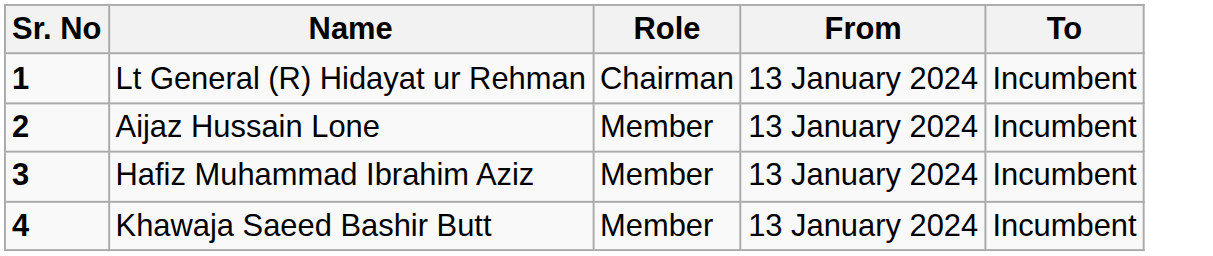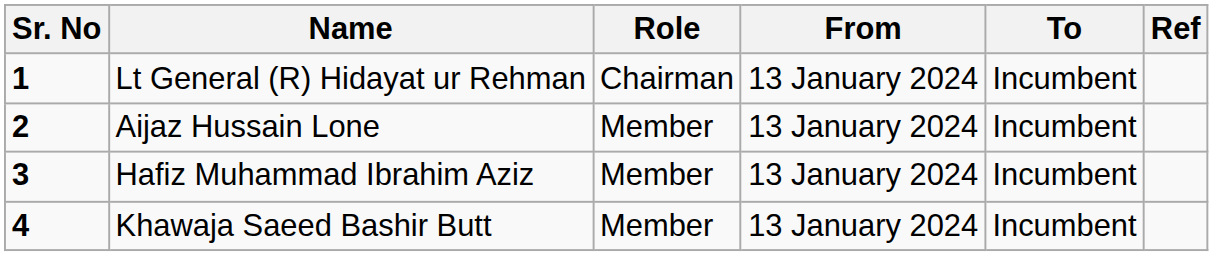+ column: (1176, 28)
